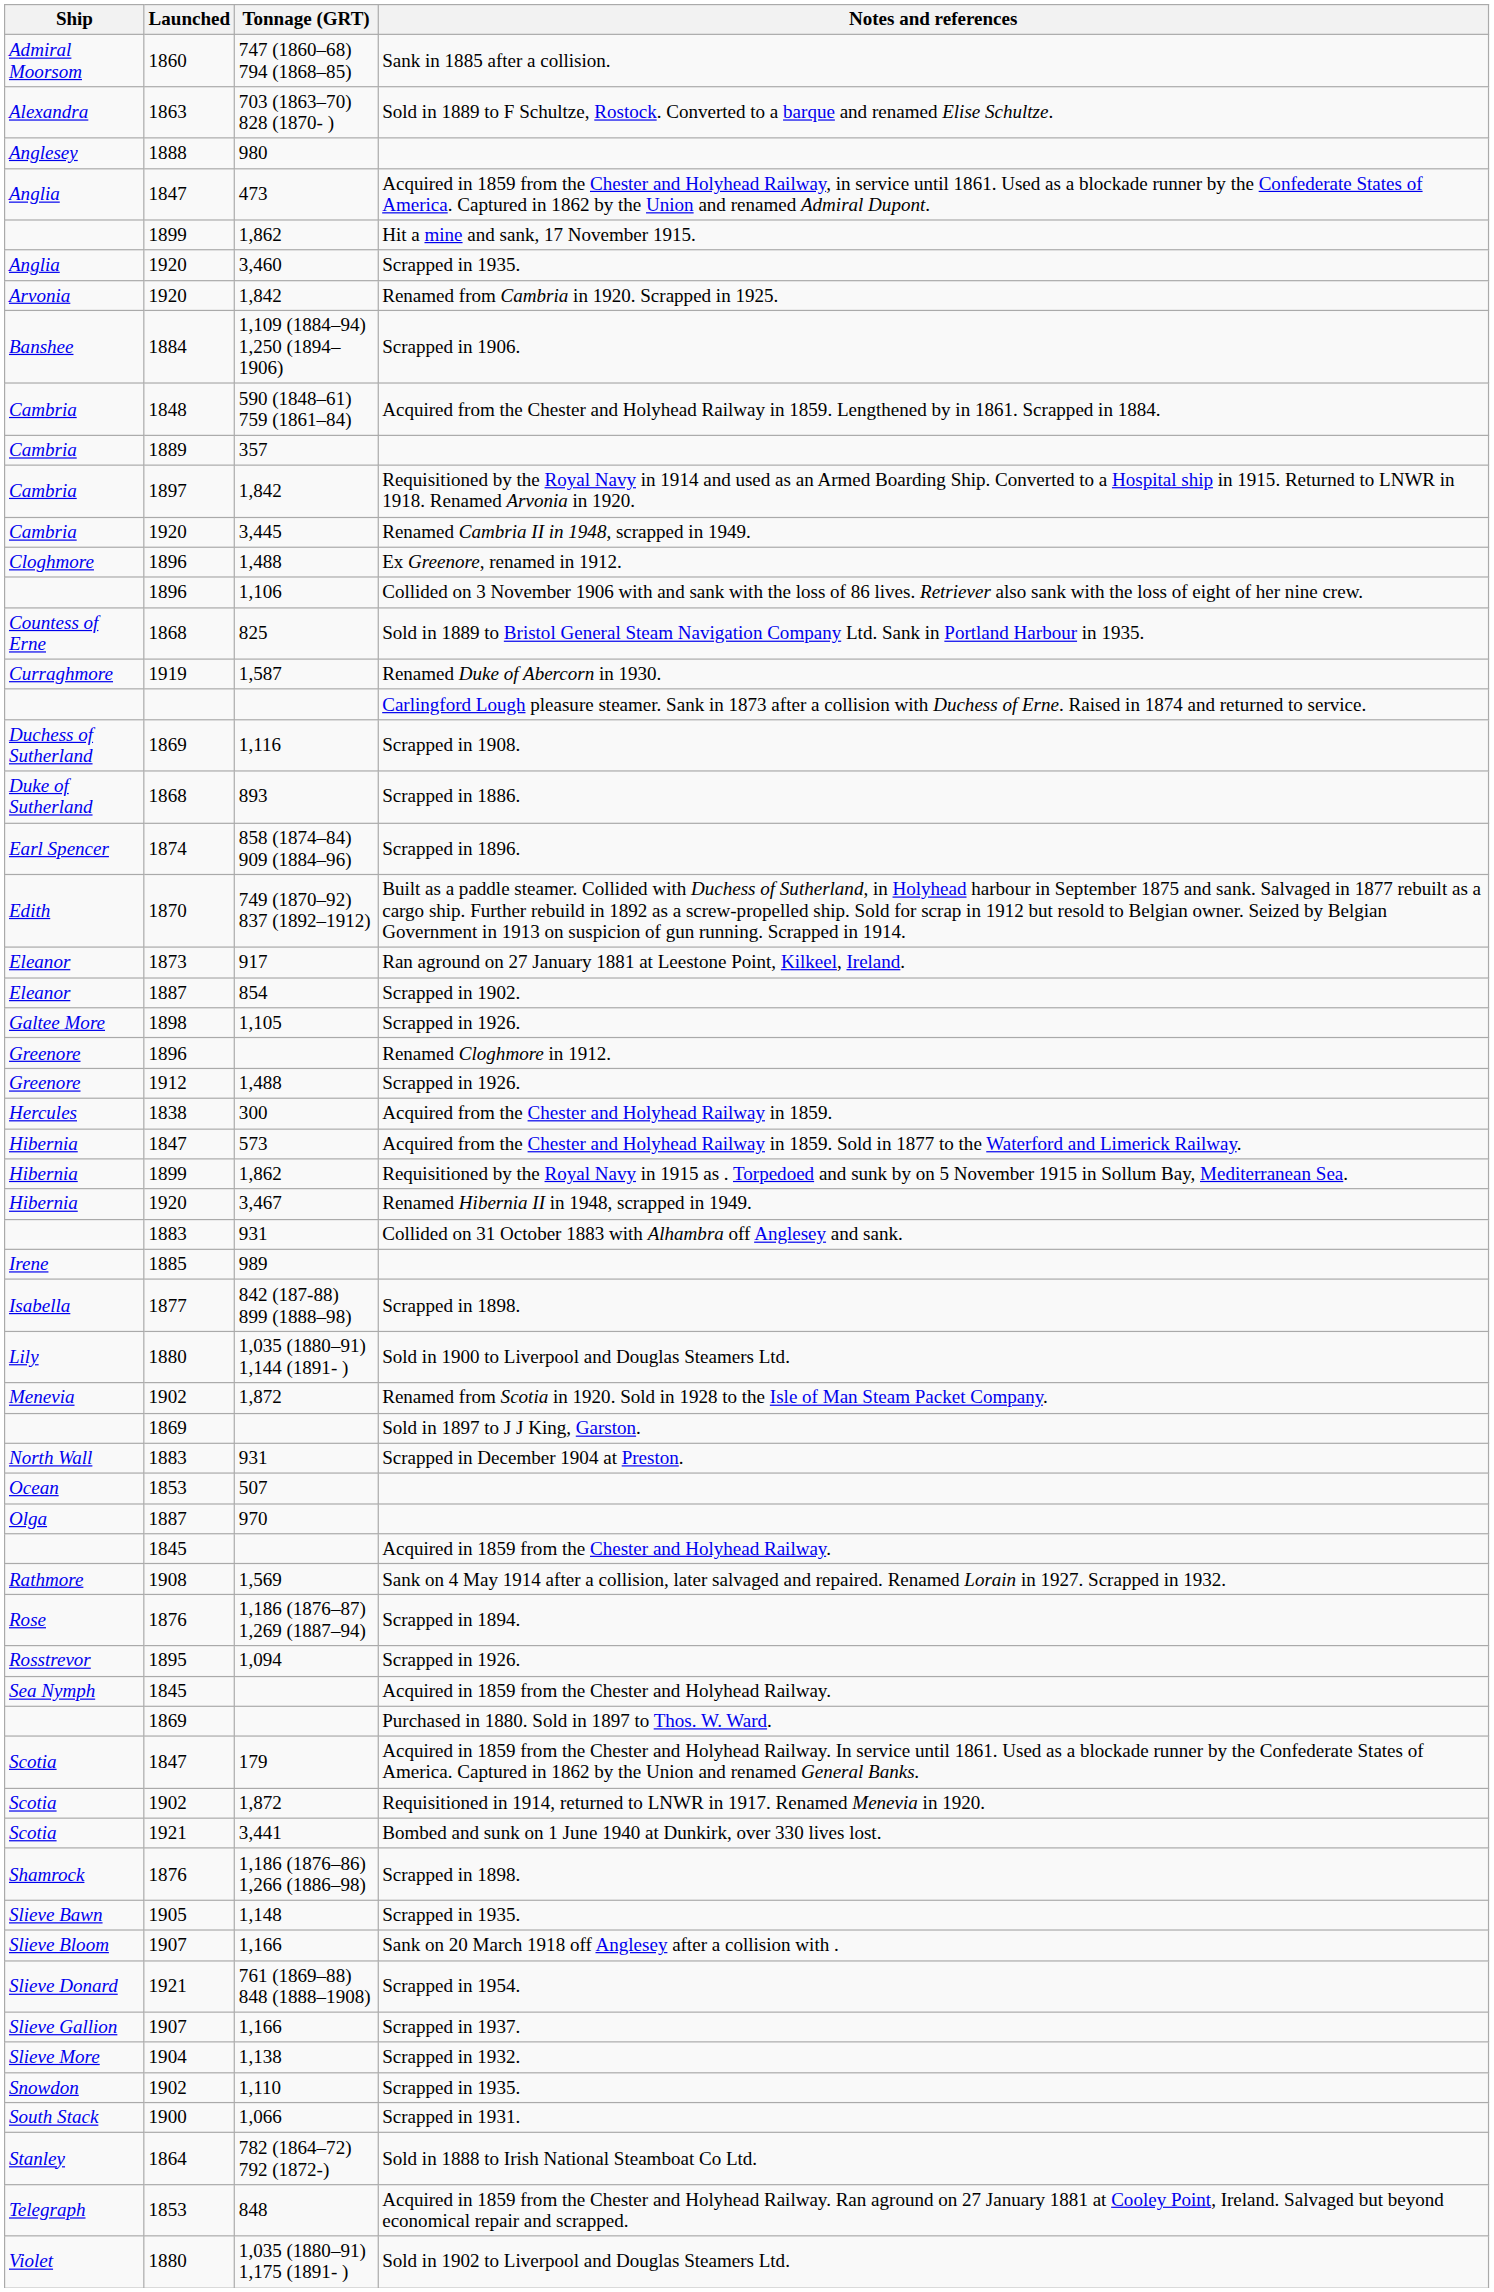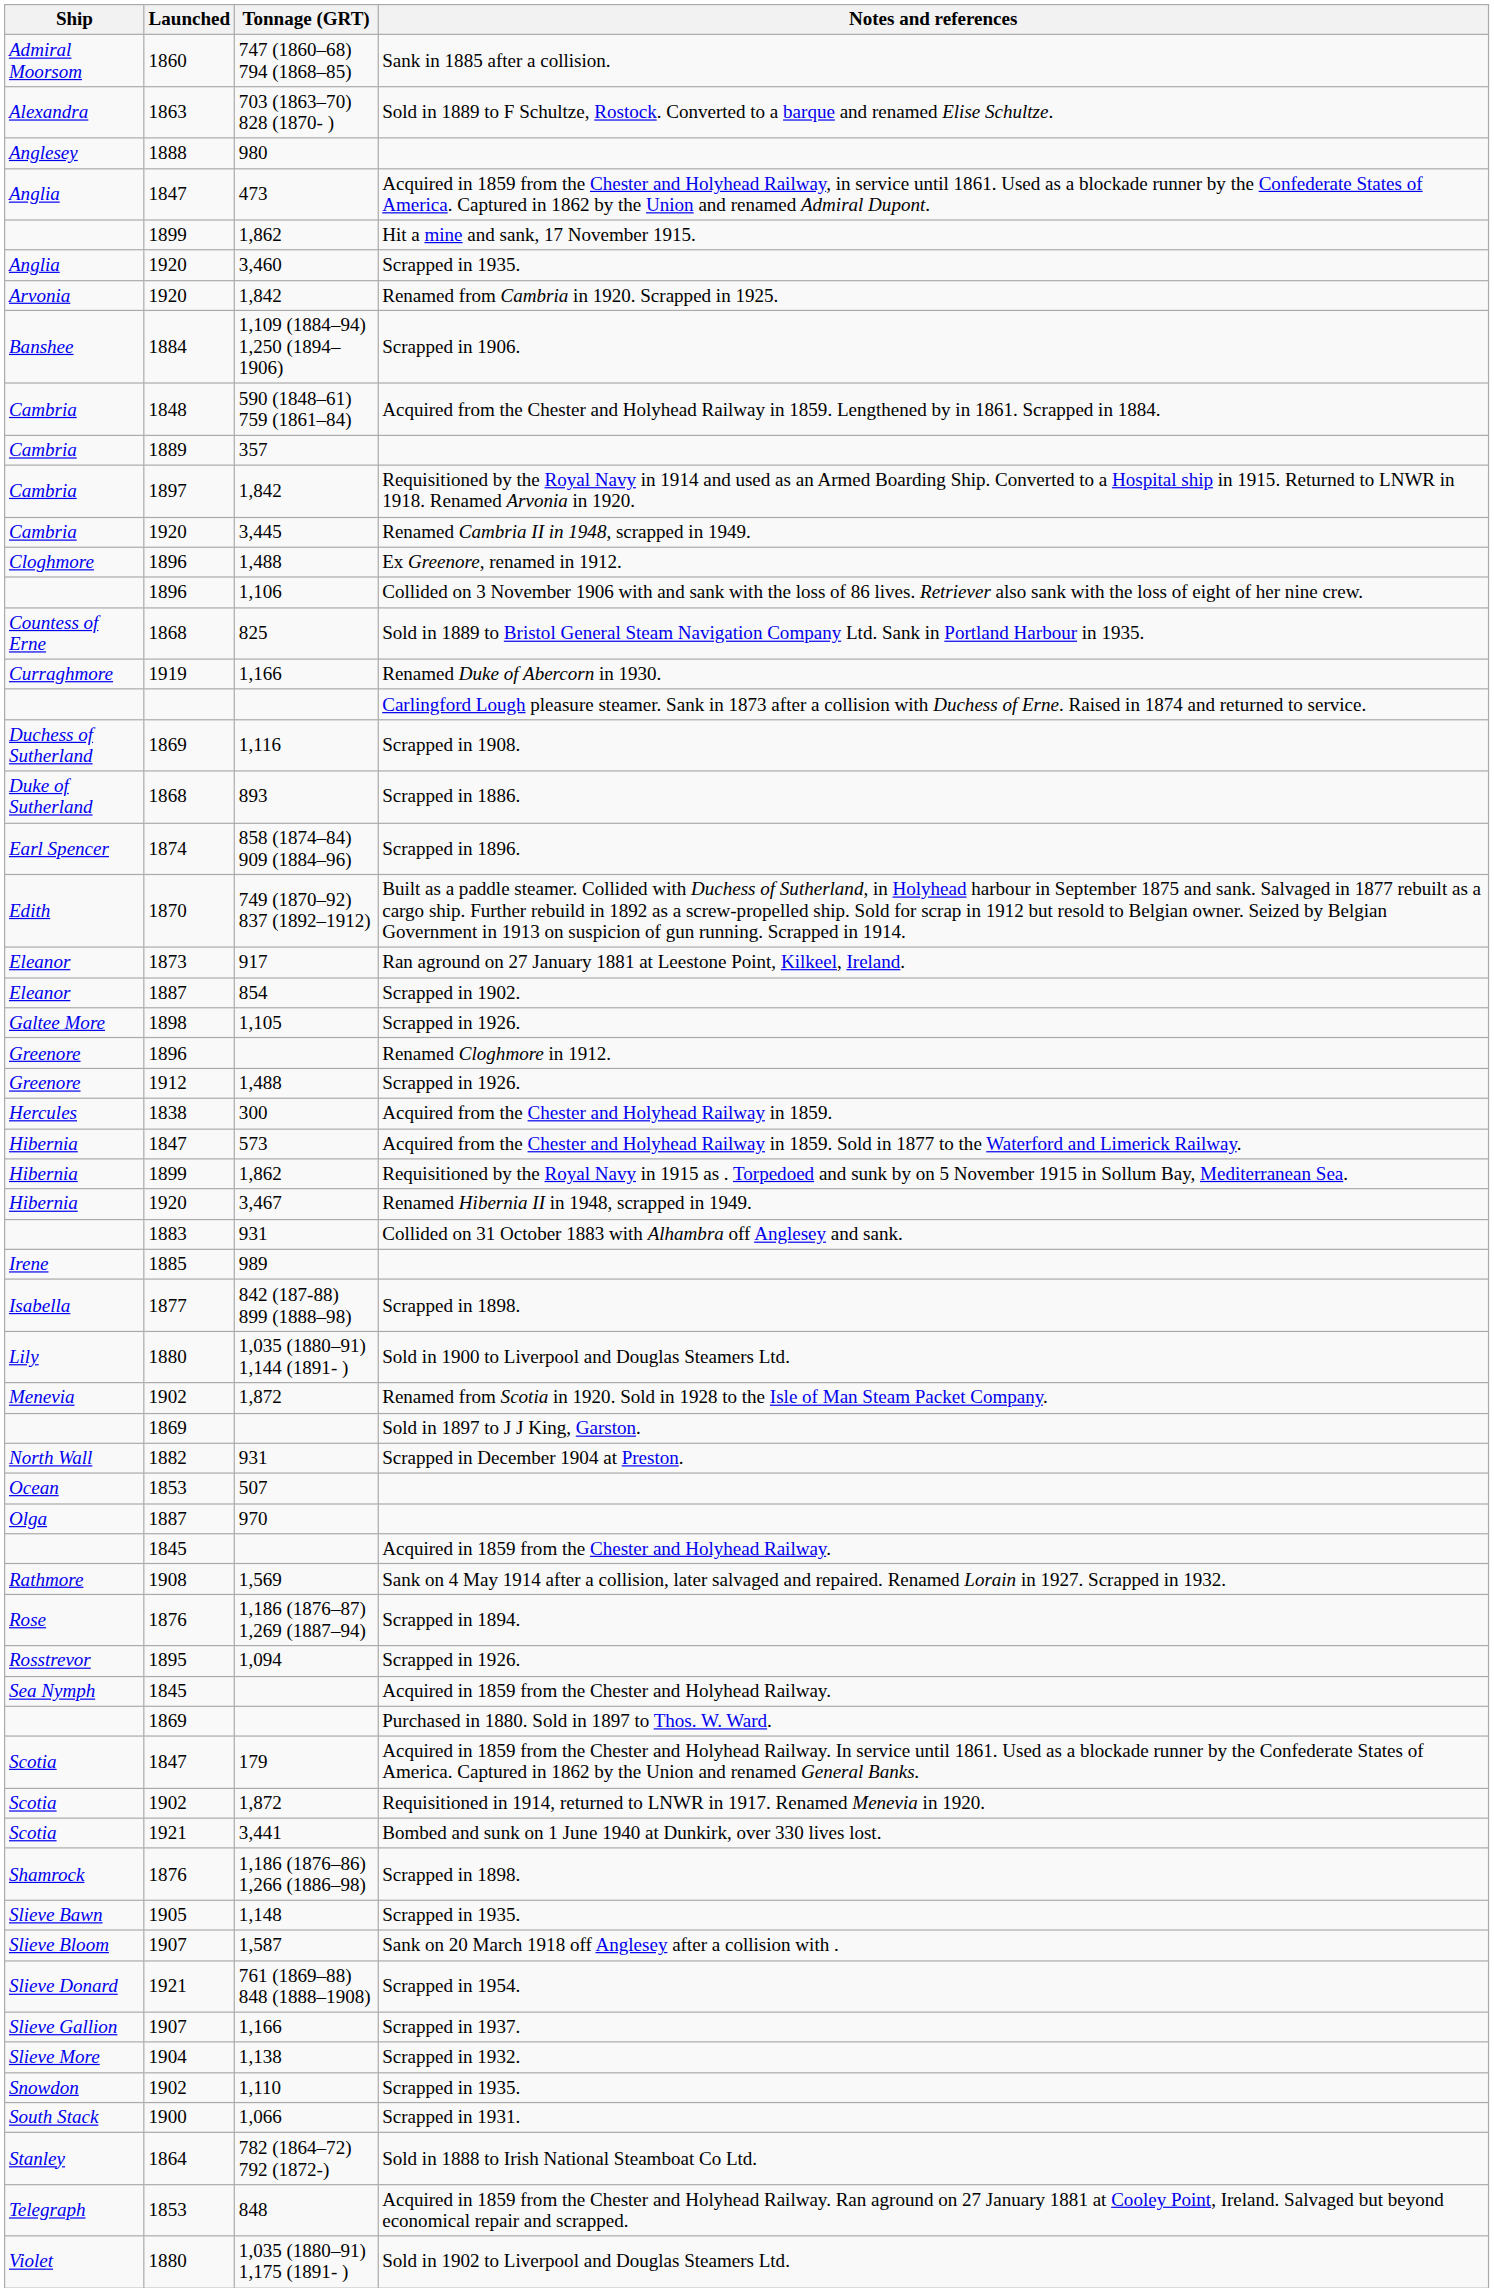(260, 674) 1,587 -> (260, 674) 1,166
(168, 1458) 1883 -> (168, 1458) 1882
(260, 1945) 1,166 -> (260, 1945) 1,587
